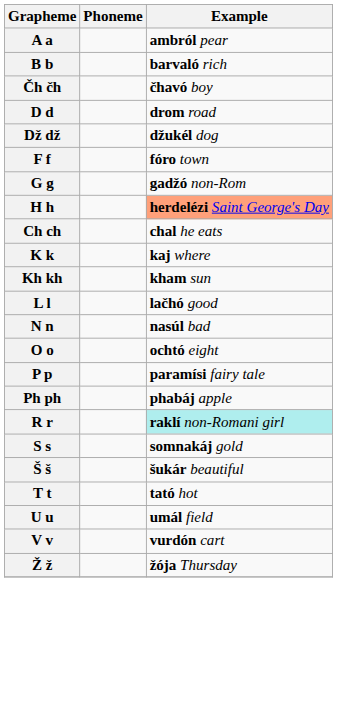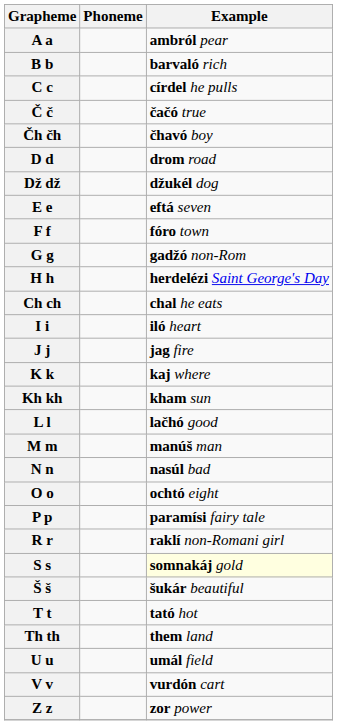+ row: (42, 87)
+ row: (42, 111)
+ row: (42, 207)
(239, 207) lightsalmon background -> (239, 278) no background
+ row: (42, 326)
+ row: (42, 350)
+ row: (42, 445)
- row: (42, 398)
(217, 421) paleturquoise background -> (217, 541) no background
(196, 445) no background -> (196, 565) lightyellow background
+ row: (42, 636)
+ row: (42, 708)
- row: (42, 565)
